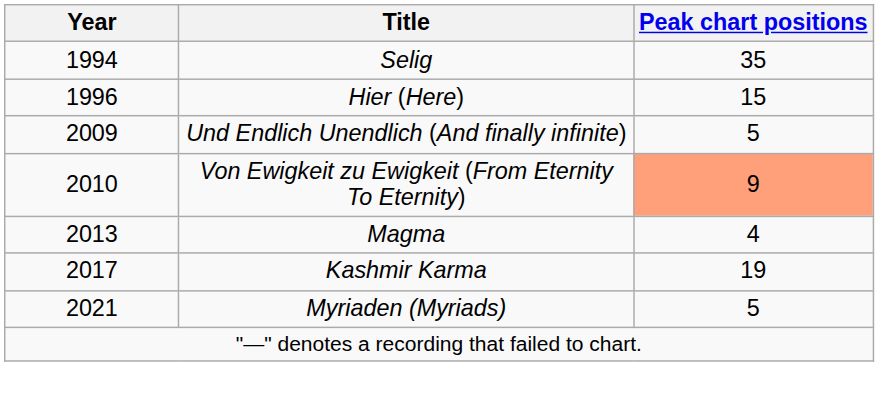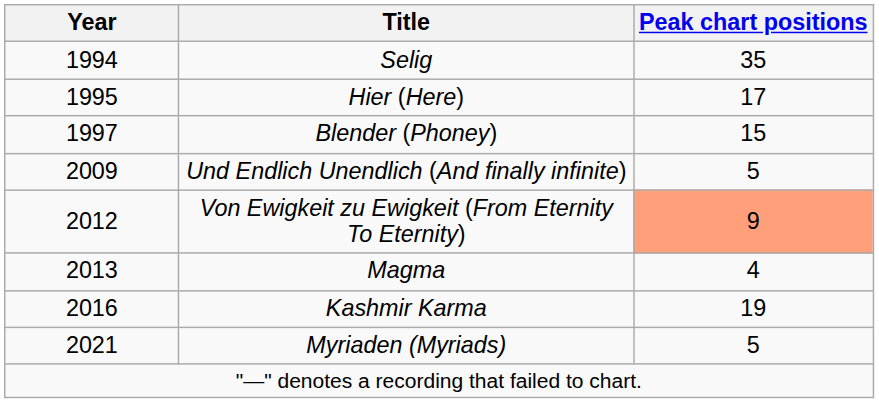(92, 97) 1996 -> (92, 97) 1995
(753, 97) 15 -> (753, 97) 17
+ row: (406, 134)
(92, 184) 2010 -> (92, 221) 2012
(92, 271) 2017 -> (92, 308) 2016
